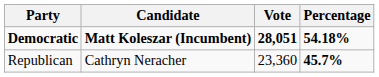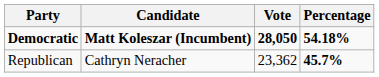(277, 38) 28,051 -> (277, 38) 28,050
(277, 60) 23,360 -> (277, 60) 23,362
